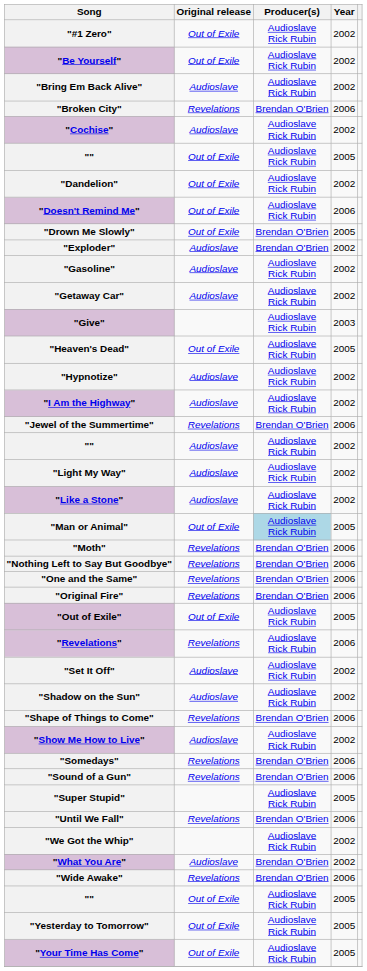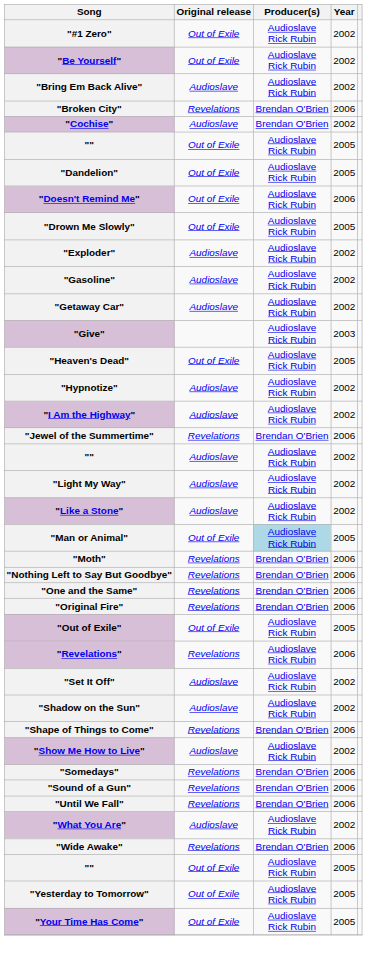(292, 130) Audioslave Rick Rubin -> (292, 124) Brendan O'Brien
(344, 183) 2002 -> (344, 172) 2005
(292, 232) Brendan O'Brien -> (292, 226) Audioslave Rick Rubin
(292, 247) Brendan O'Brien -> (292, 253) Audioslave Rick Rubin
- row: (89, 798)
- row: (89, 840)
(292, 862) Brendan O'Brien -> (292, 825) Audioslave Rick Rubin
